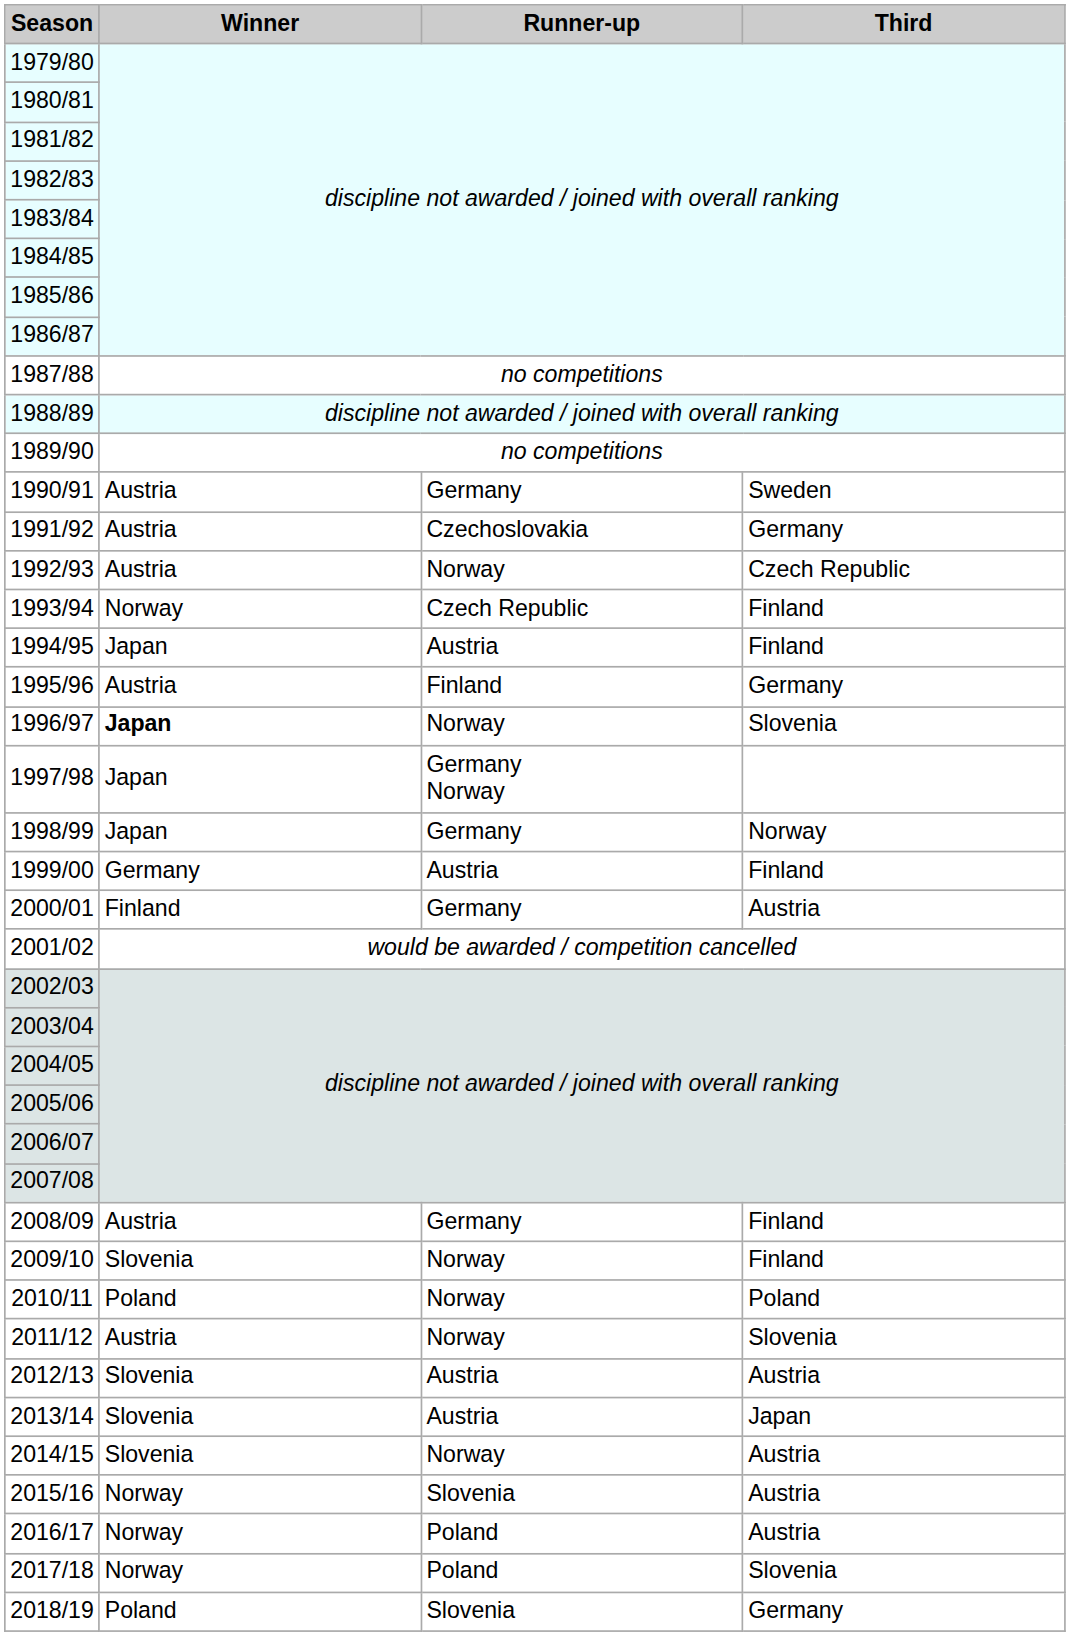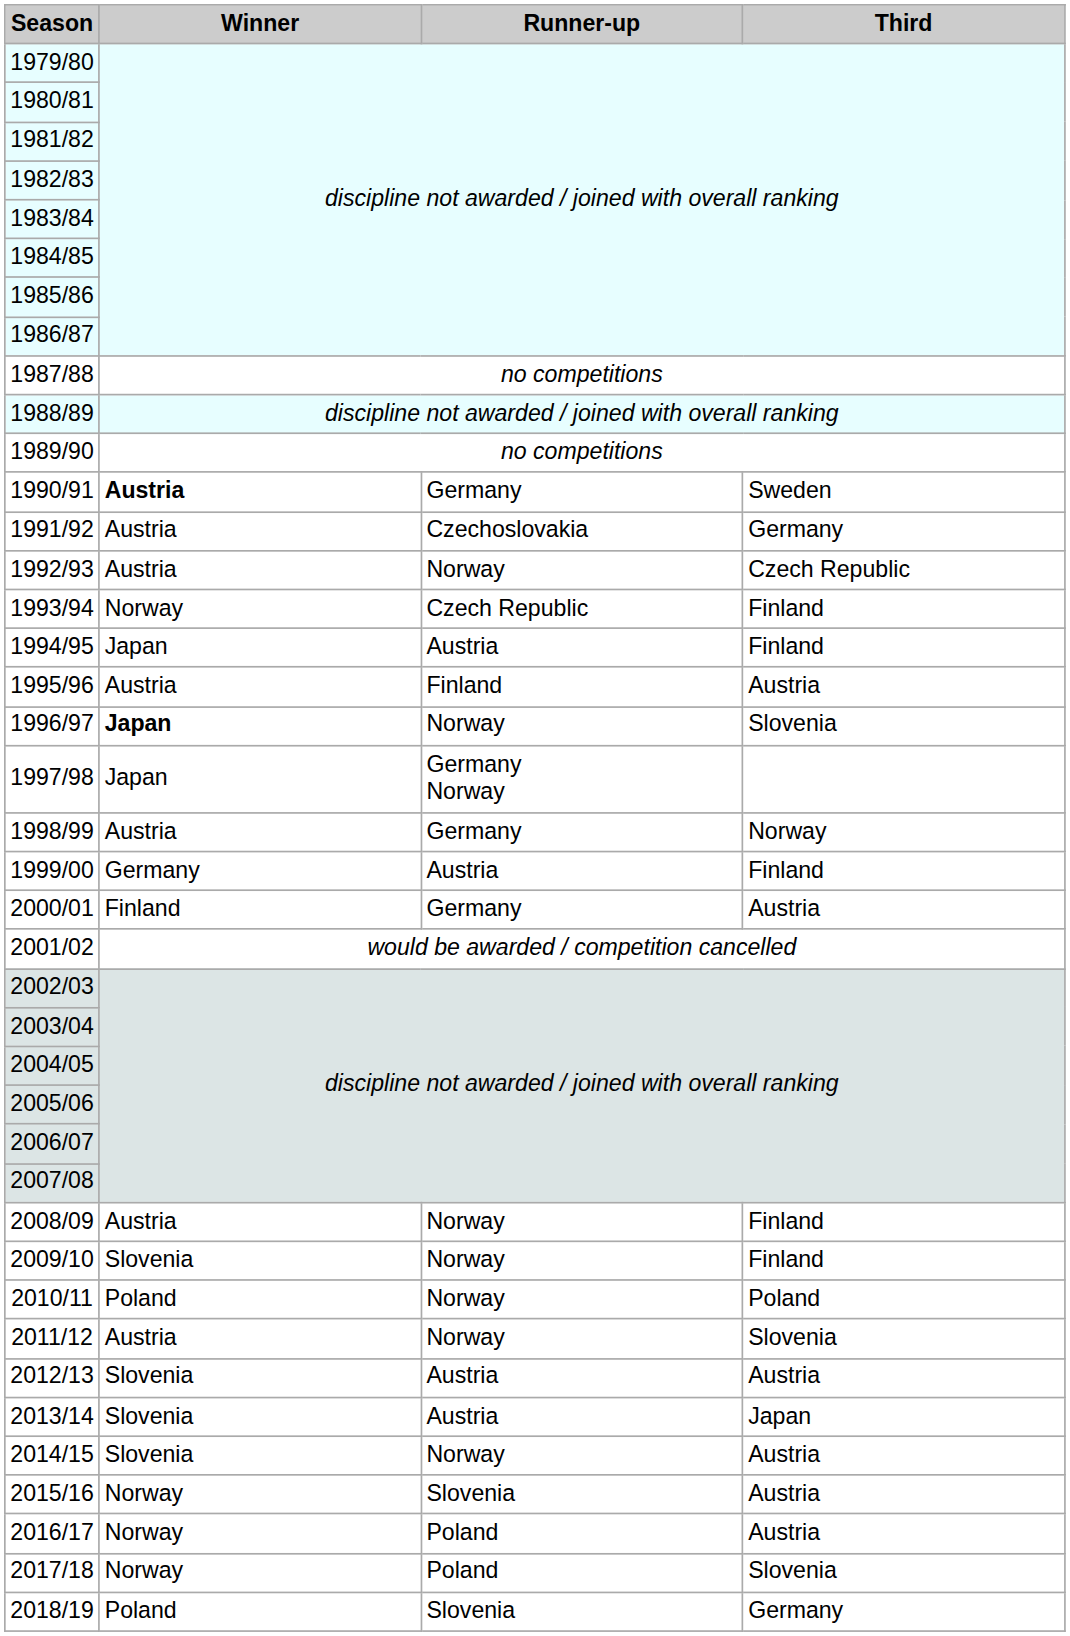(141, 490) normal -> (145, 490) bold
(796, 685) Germany -> (784, 685) Austria
(136, 830) Japan -> (141, 830) Austria
(474, 1220) Germany -> (466, 1220) Norway
